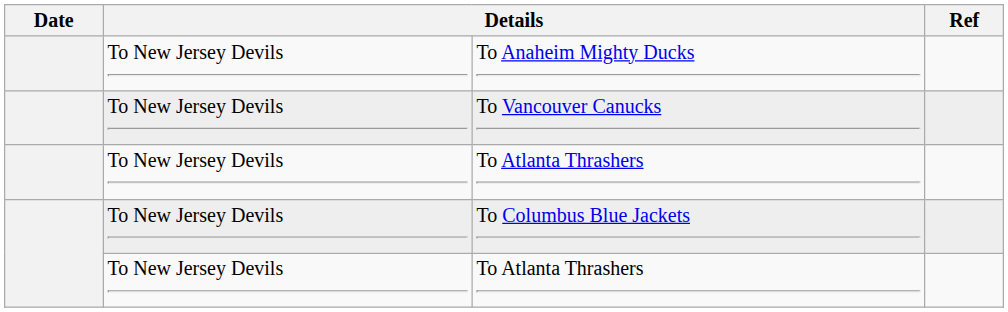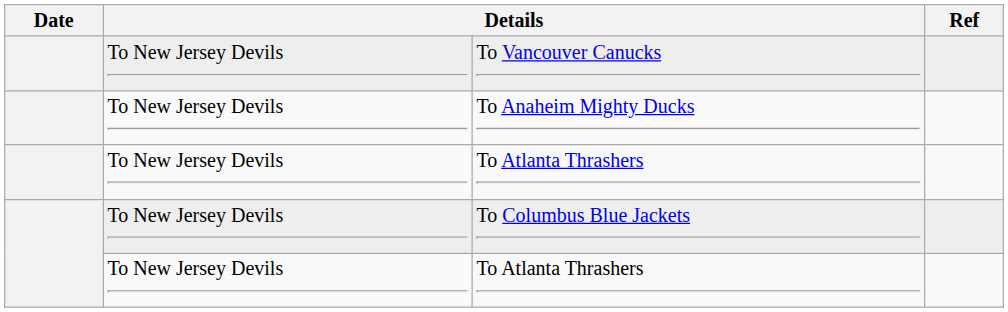rows swapped: (54, 63) <-> (54, 118)
